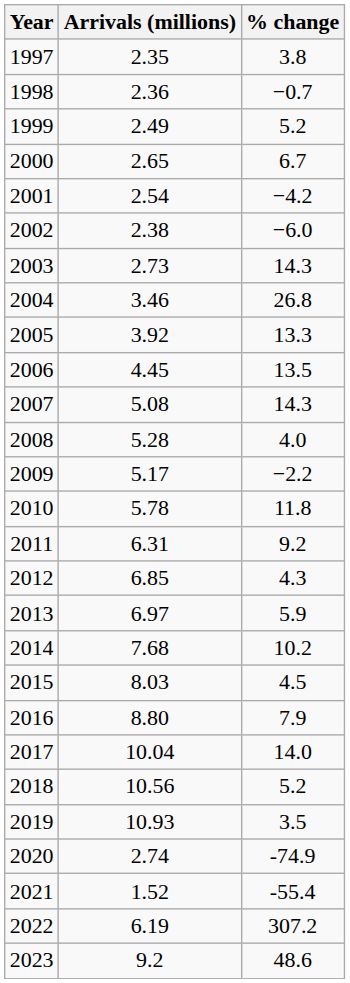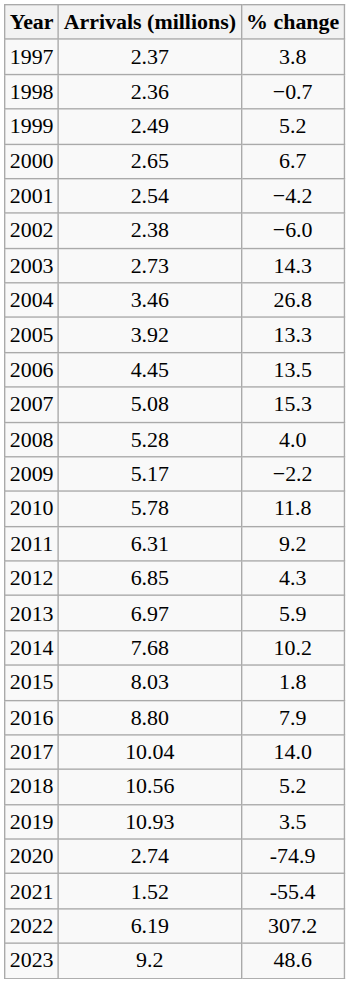(150, 56) 2.35 -> (150, 56) 2.37
(293, 404) 14.3 -> (293, 404) 15.3
(293, 682) 4.5 -> (293, 682) 1.8
